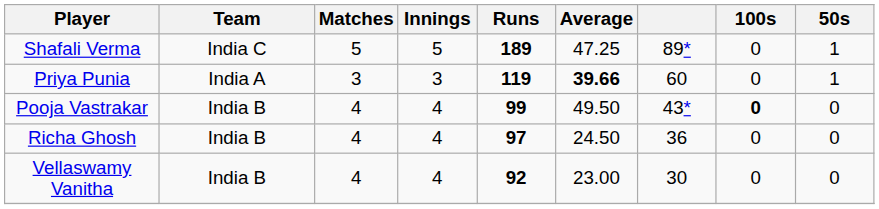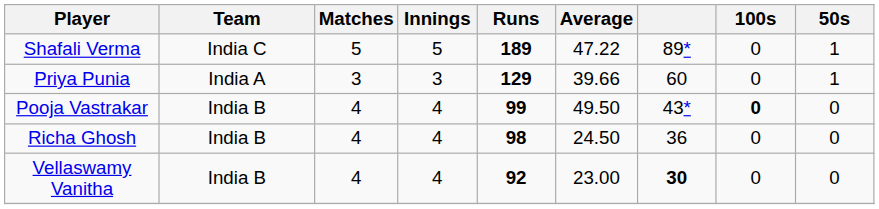(596, 49) 47.25 -> (596, 49) 47.22
(516, 78) 119 -> (516, 78) 129
(596, 78) bold -> (596, 78) normal
(516, 138) 97 -> (516, 138) 98
(677, 178) normal -> (677, 178) bold
